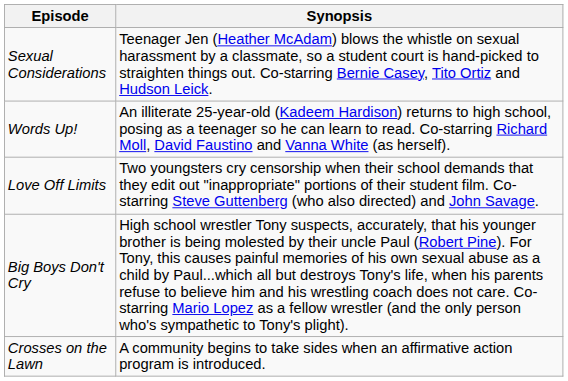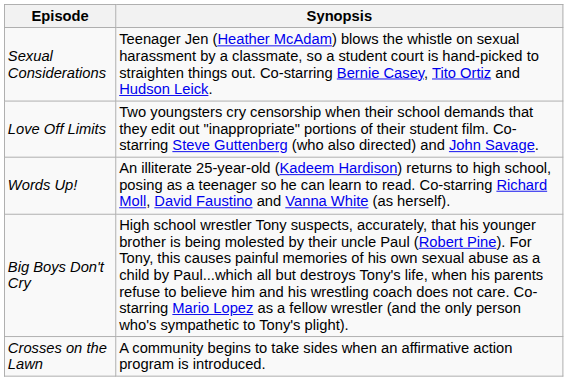rows swapped: (43, 129) <-> (57, 185)
